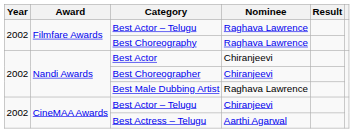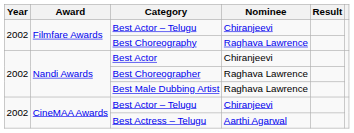(266, 27) Raghava Lawrence -> (248, 27) Chiranjeevi
(248, 74) Chiranjeevi -> (266, 74) Raghava Lawrence
